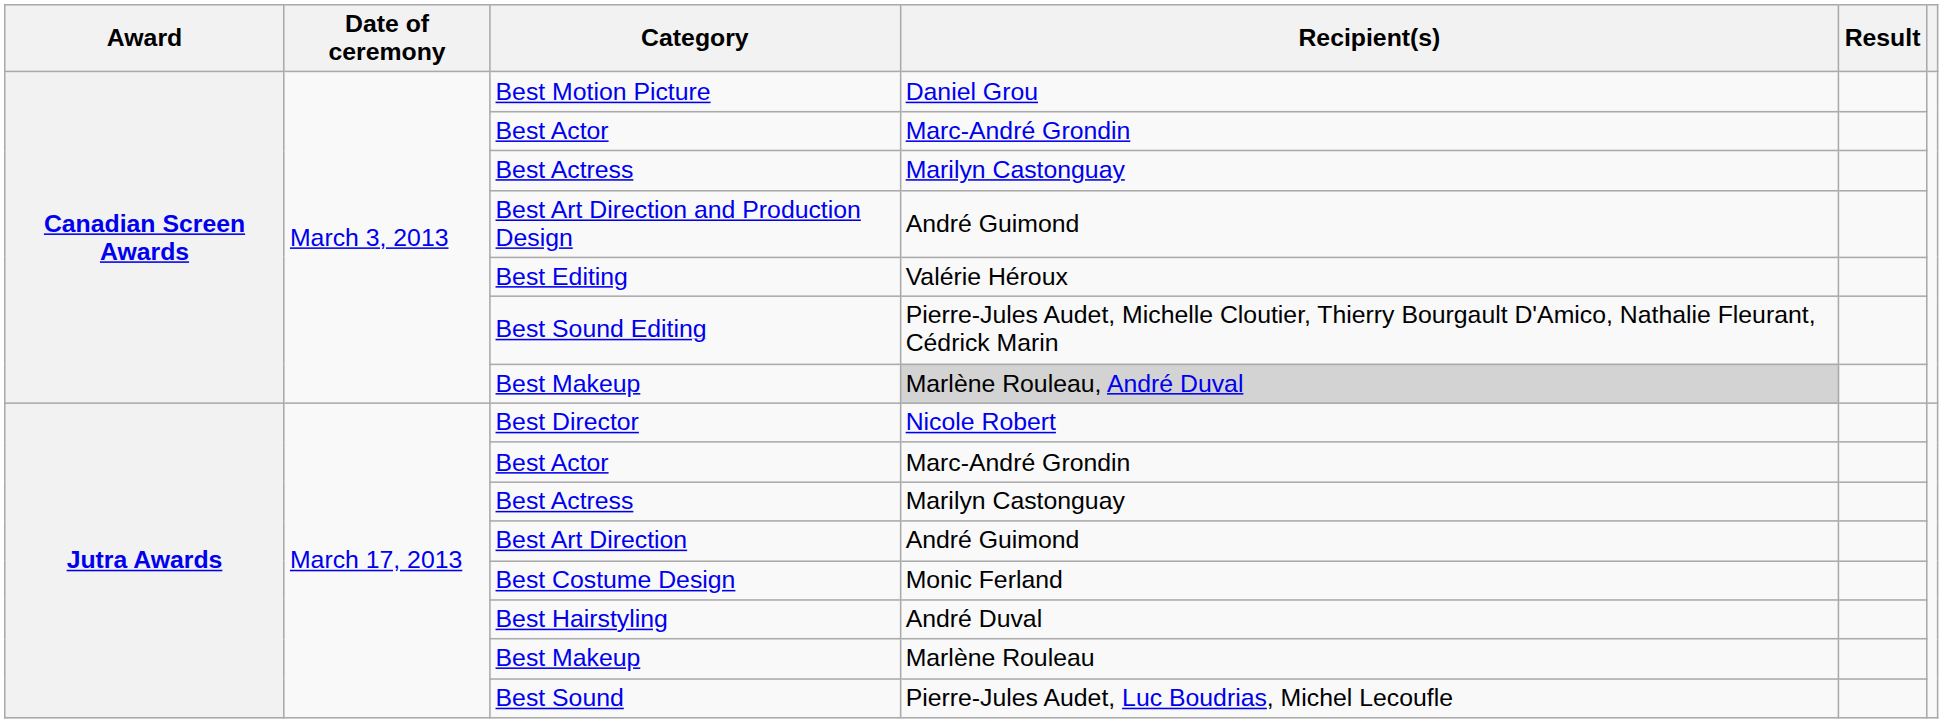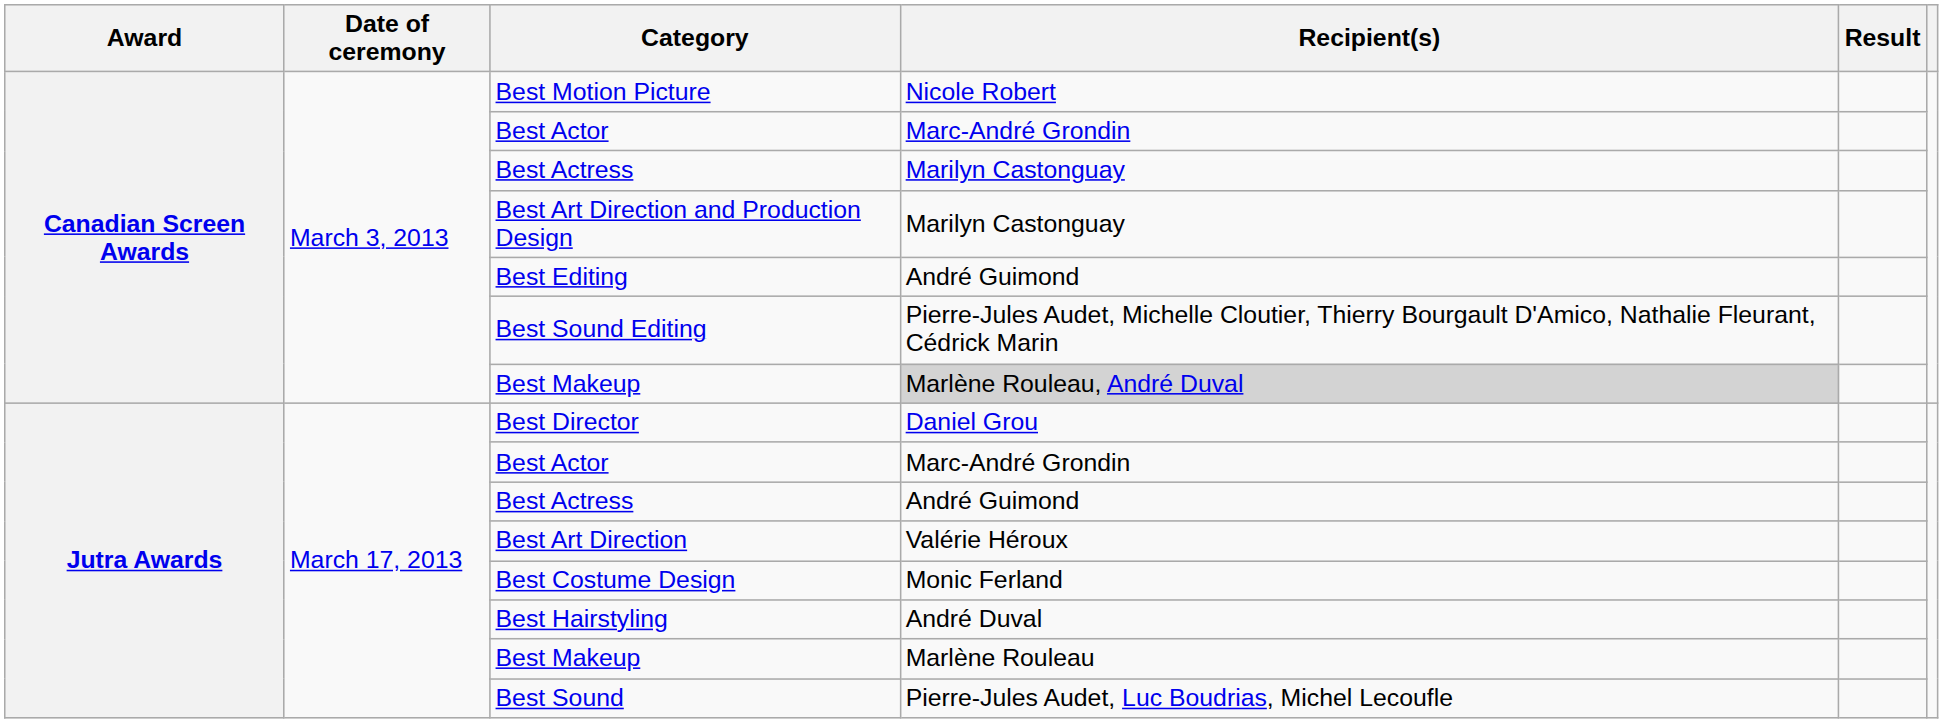(972, 91) Daniel Grou -> (981, 91) Nicole Robert
(993, 223) André Guimond -> (1015, 223) Marilyn Castonguay
(987, 276) Valérie Héroux -> (993, 276) André Guimond
(981, 422) Nicole Robert -> (972, 422) Daniel Grou
(1015, 501) Marilyn Castonguay -> (993, 501) André Guimond
(993, 540) André Guimond -> (987, 540) Valérie Héroux
